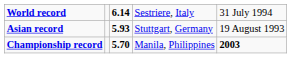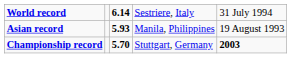(174, 28) Stuttgart, Germany -> (175, 28) Manila, Philippines
(175, 45) Manila, Philippines -> (174, 45) Stuttgart, Germany
